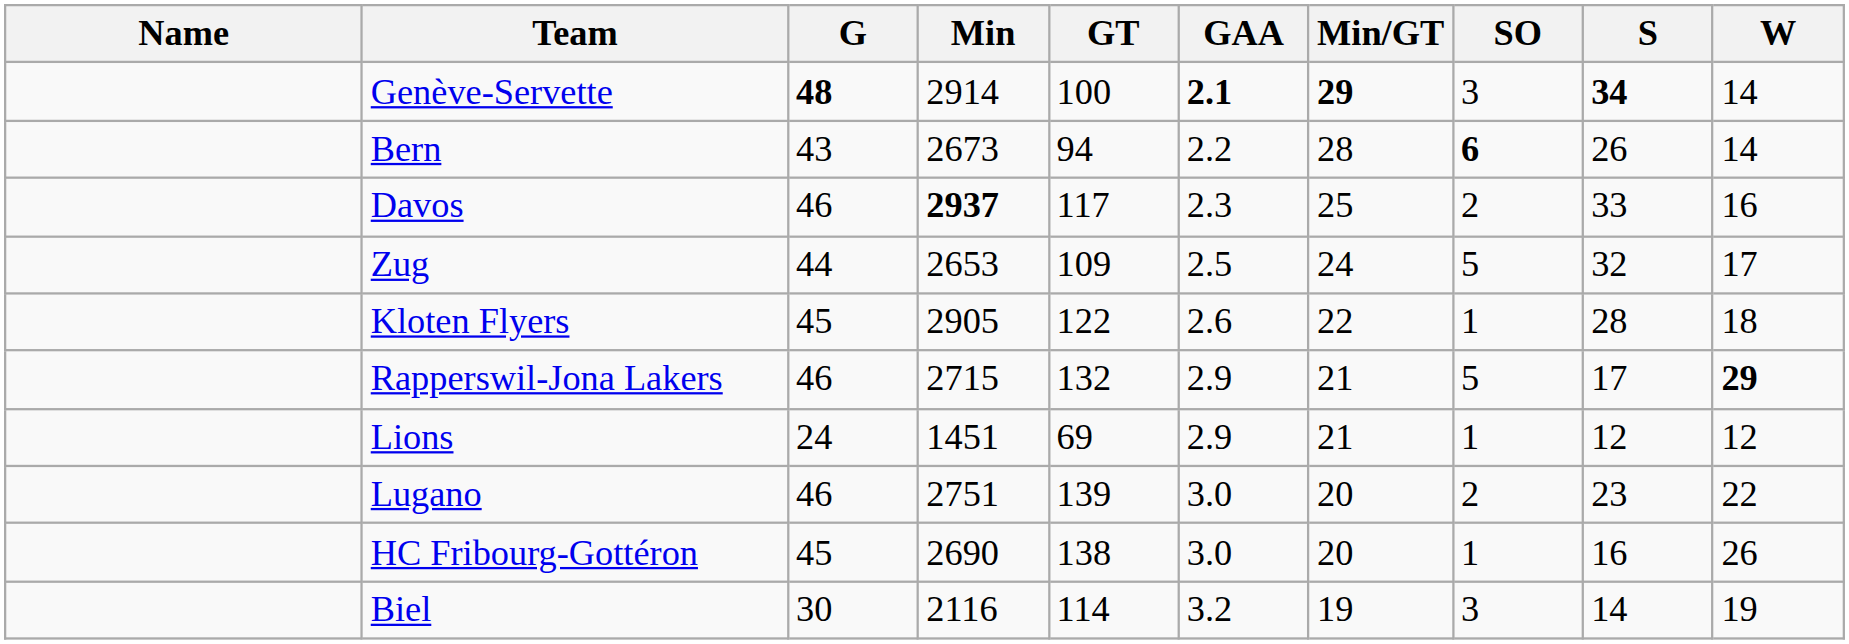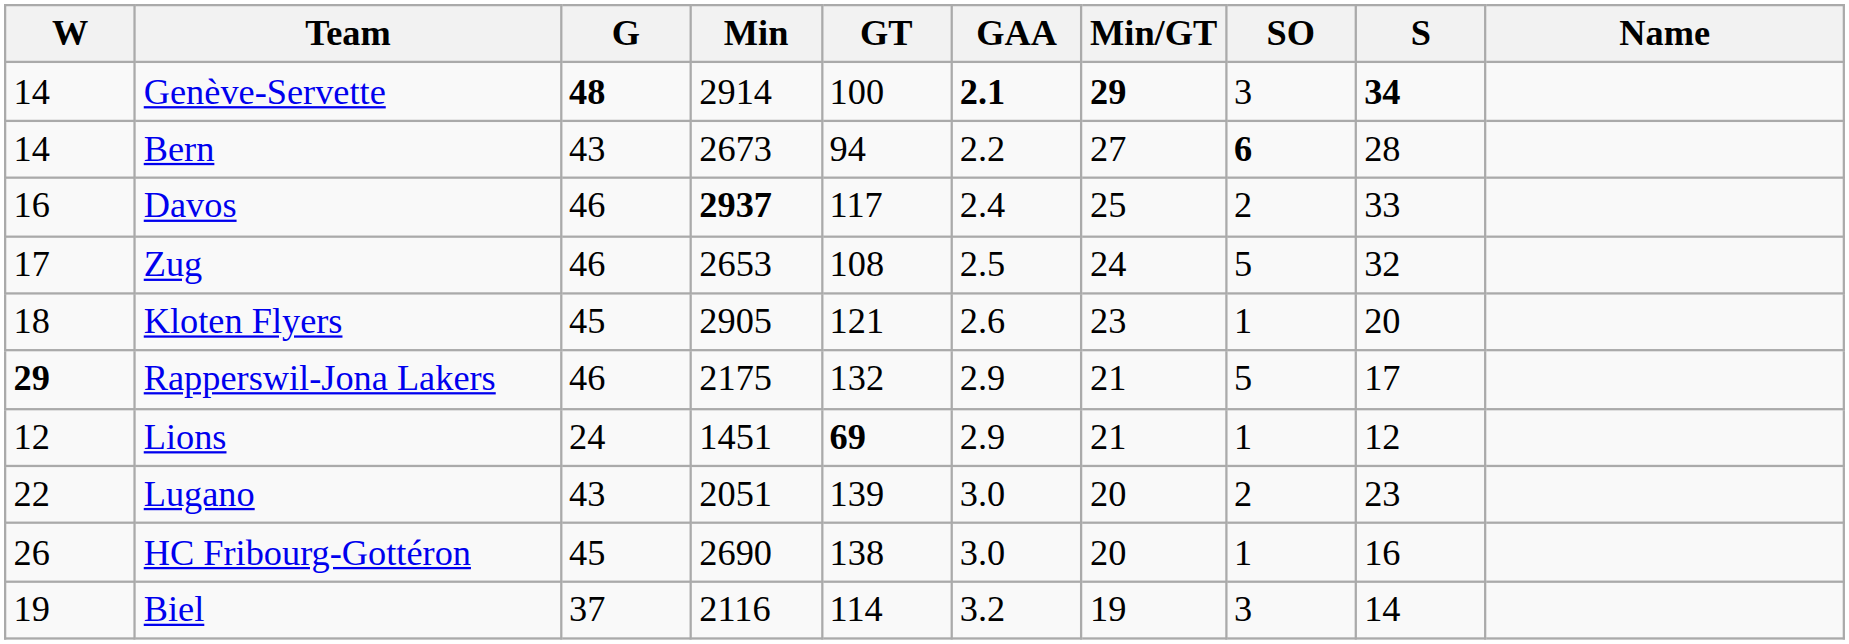columns swapped: (184, 33) <-> (1778, 33)
(1335, 148) 28 -> (1108, 148) 27
(1609, 148) 26 -> (1382, 148) 28
(1210, 206) 2.3 -> (983, 206) 2.4
(814, 263) 44 -> (587, 263) 46
(1084, 263) 109 -> (857, 263) 108
(1084, 321) 122 -> (857, 321) 121
(1335, 321) 22 -> (1108, 321) 23
(1609, 321) 28 -> (1382, 321) 20
(963, 378) 2715 -> (736, 378) 2175
(1075, 436) normal -> (848, 436) bold
(814, 494) 46 -> (587, 494) 43
(963, 494) 2751 -> (736, 494) 2051
(814, 609) 30 -> (587, 609) 37
